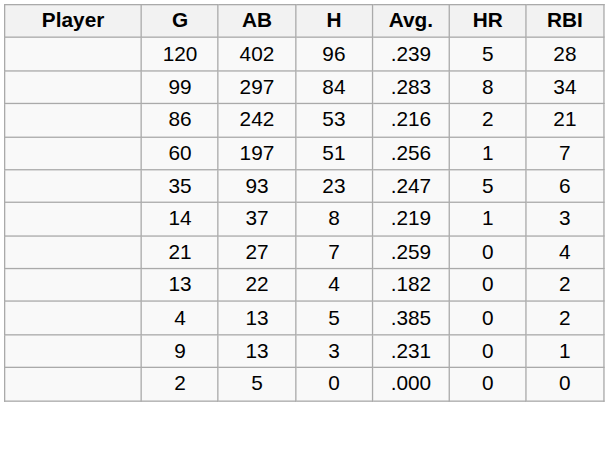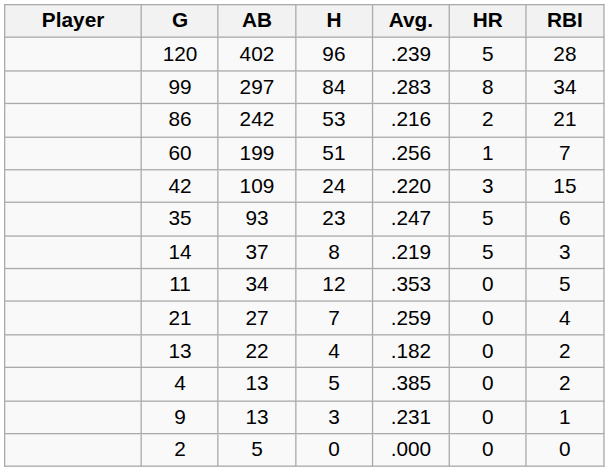(257, 152) 197 -> (257, 152) 199
+ row: (180, 185)
(488, 218) 1 -> (488, 251) 5
+ row: (180, 284)
